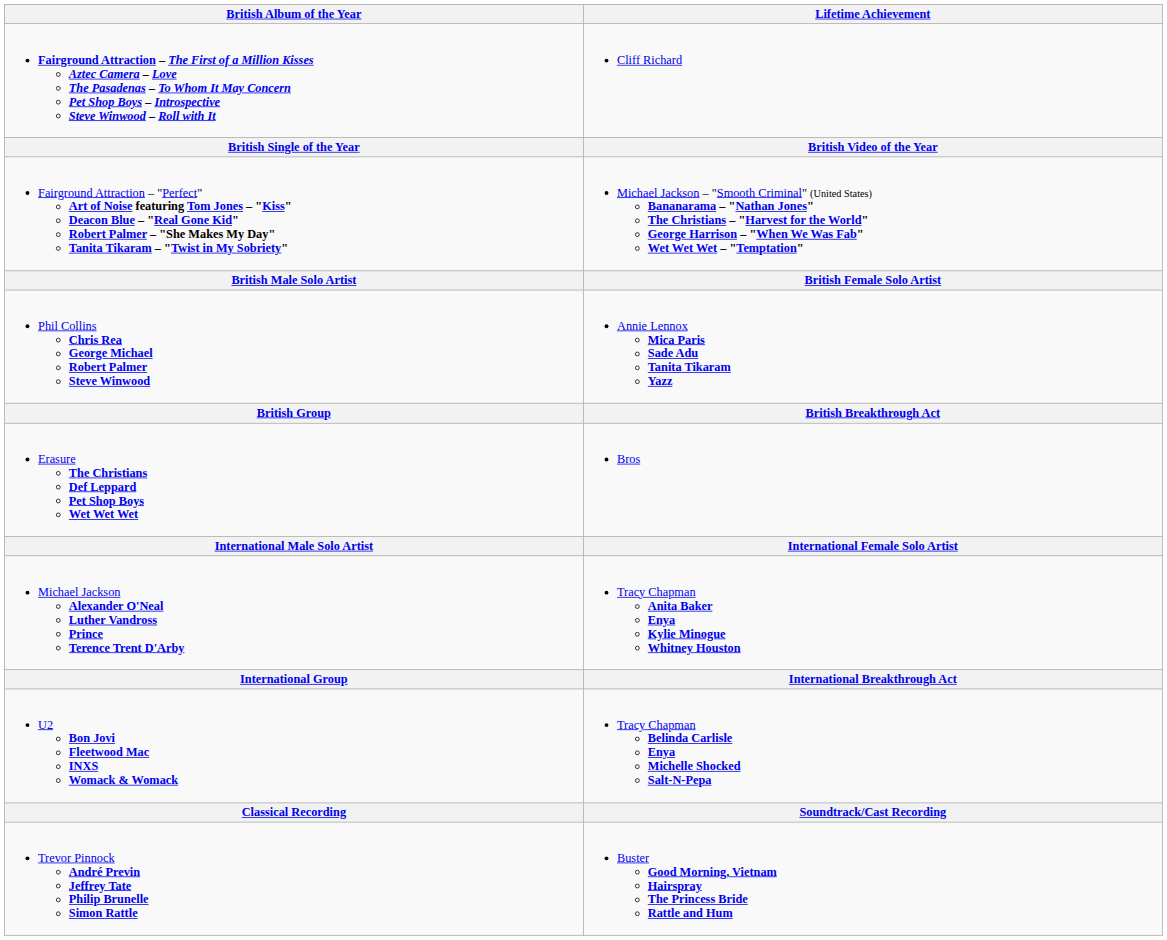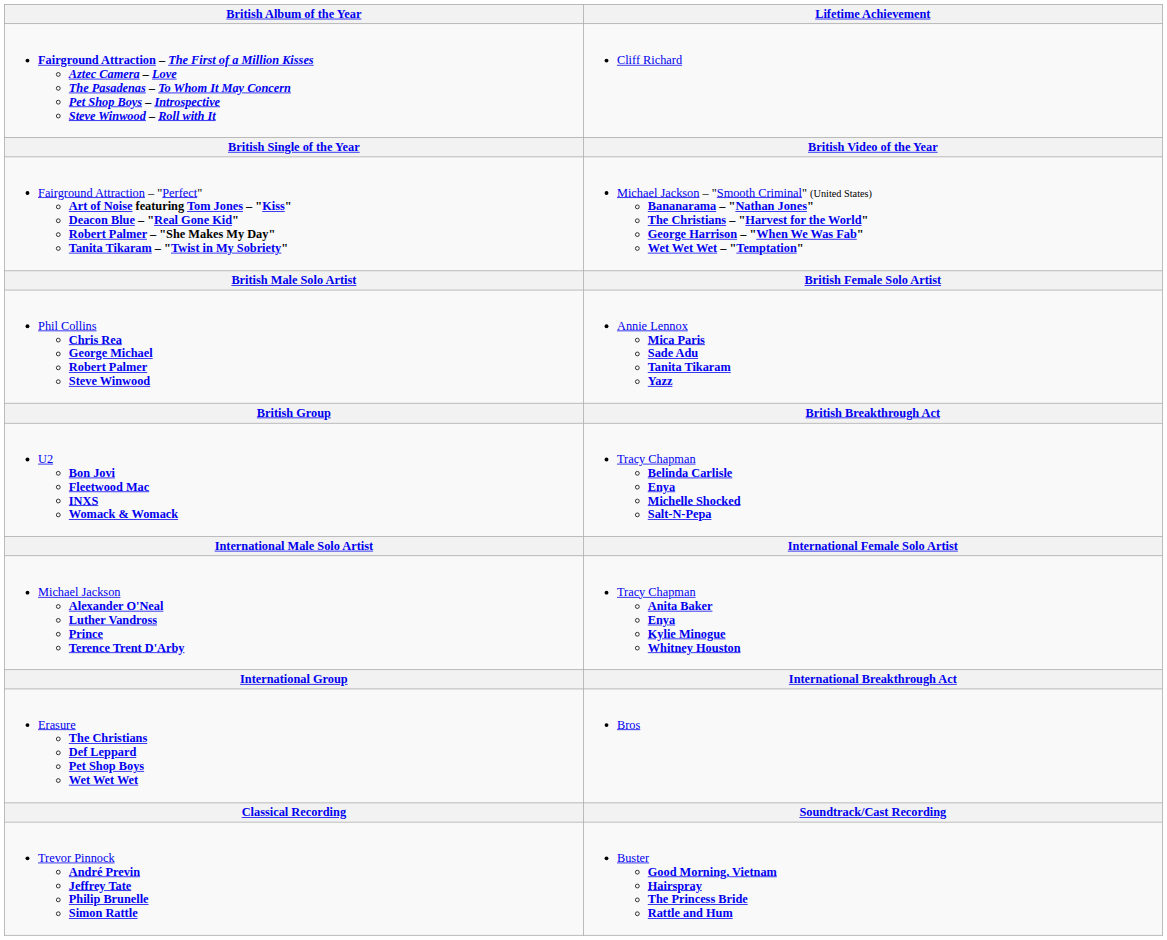rows swapped: (294, 487) <-> (294, 753)
